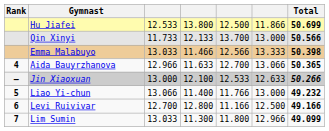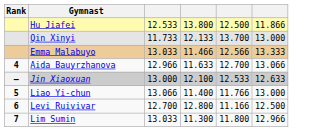- column: (306, 11)
